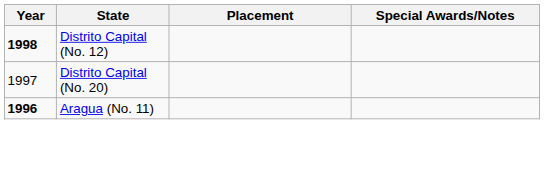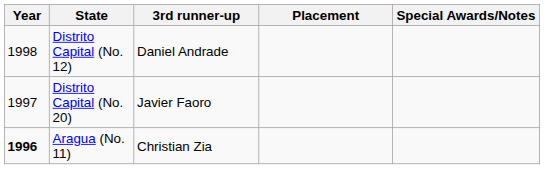+ column: (196, 15)
(22, 44) bold -> (22, 51) normal
